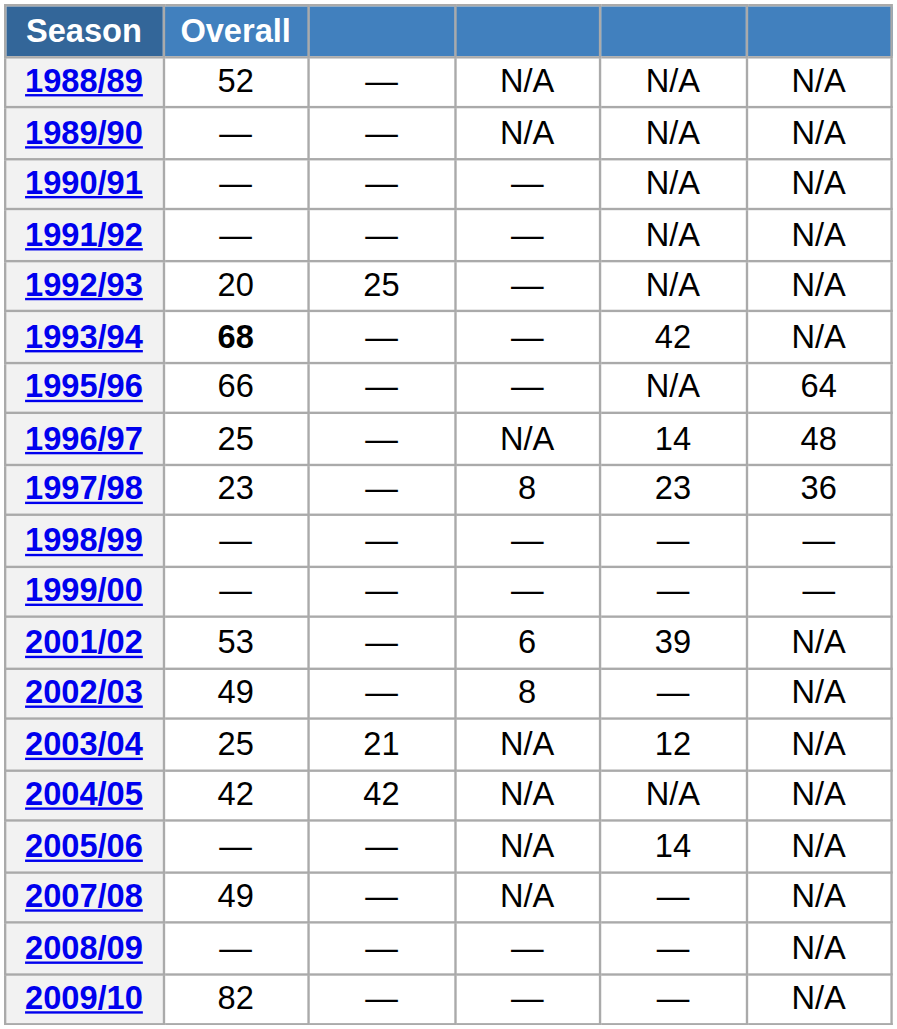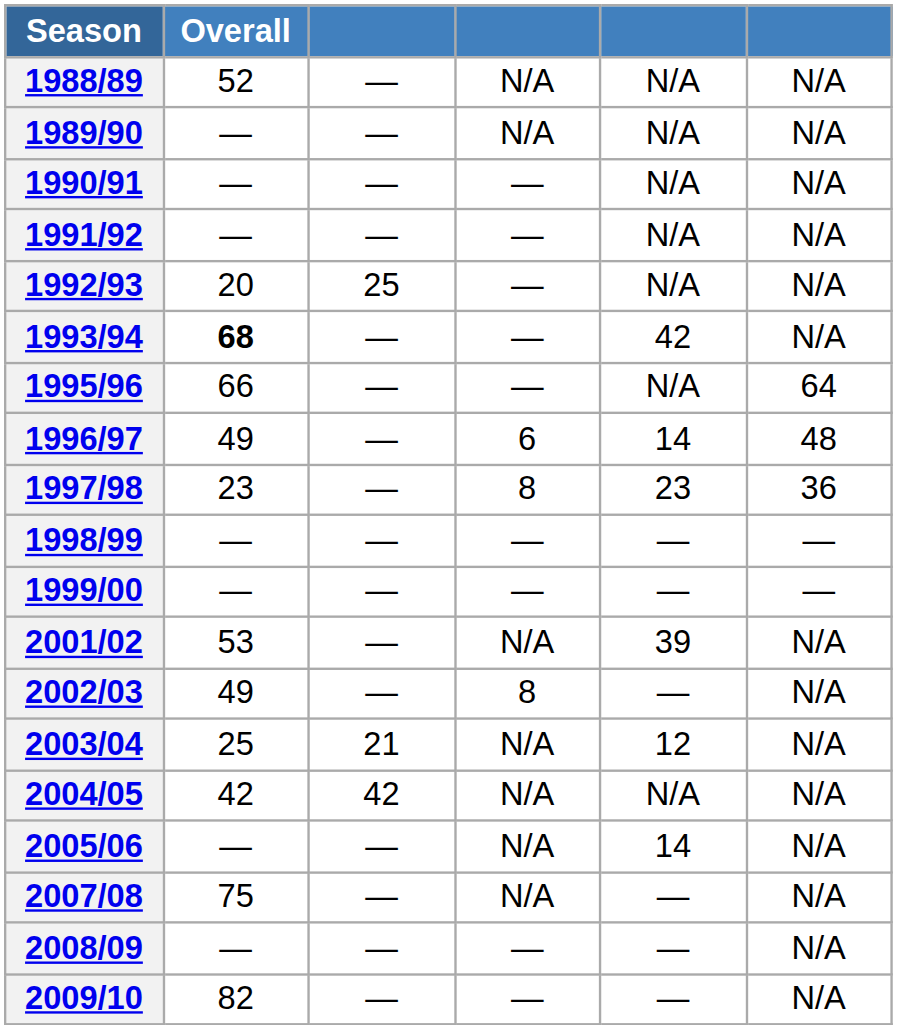(236, 438) 25 -> (236, 438) 49
(527, 438) N/A -> (527, 438) 6
(527, 642) 6 -> (527, 642) N/A
(236, 897) 49 -> (236, 897) 75
